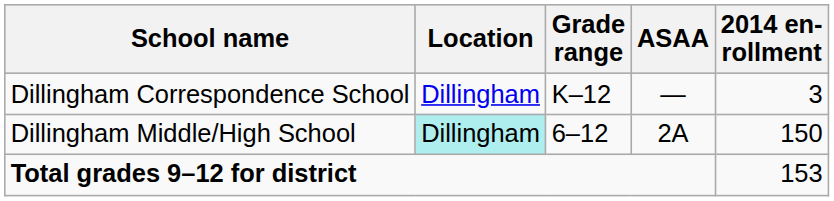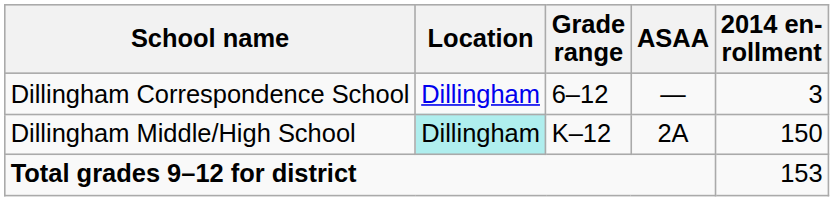(581, 93) K–12 -> (580, 93) 6–12
(580, 133) 6–12 -> (581, 133) K–12
